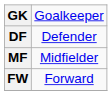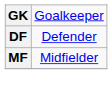- row: (18, 79)
